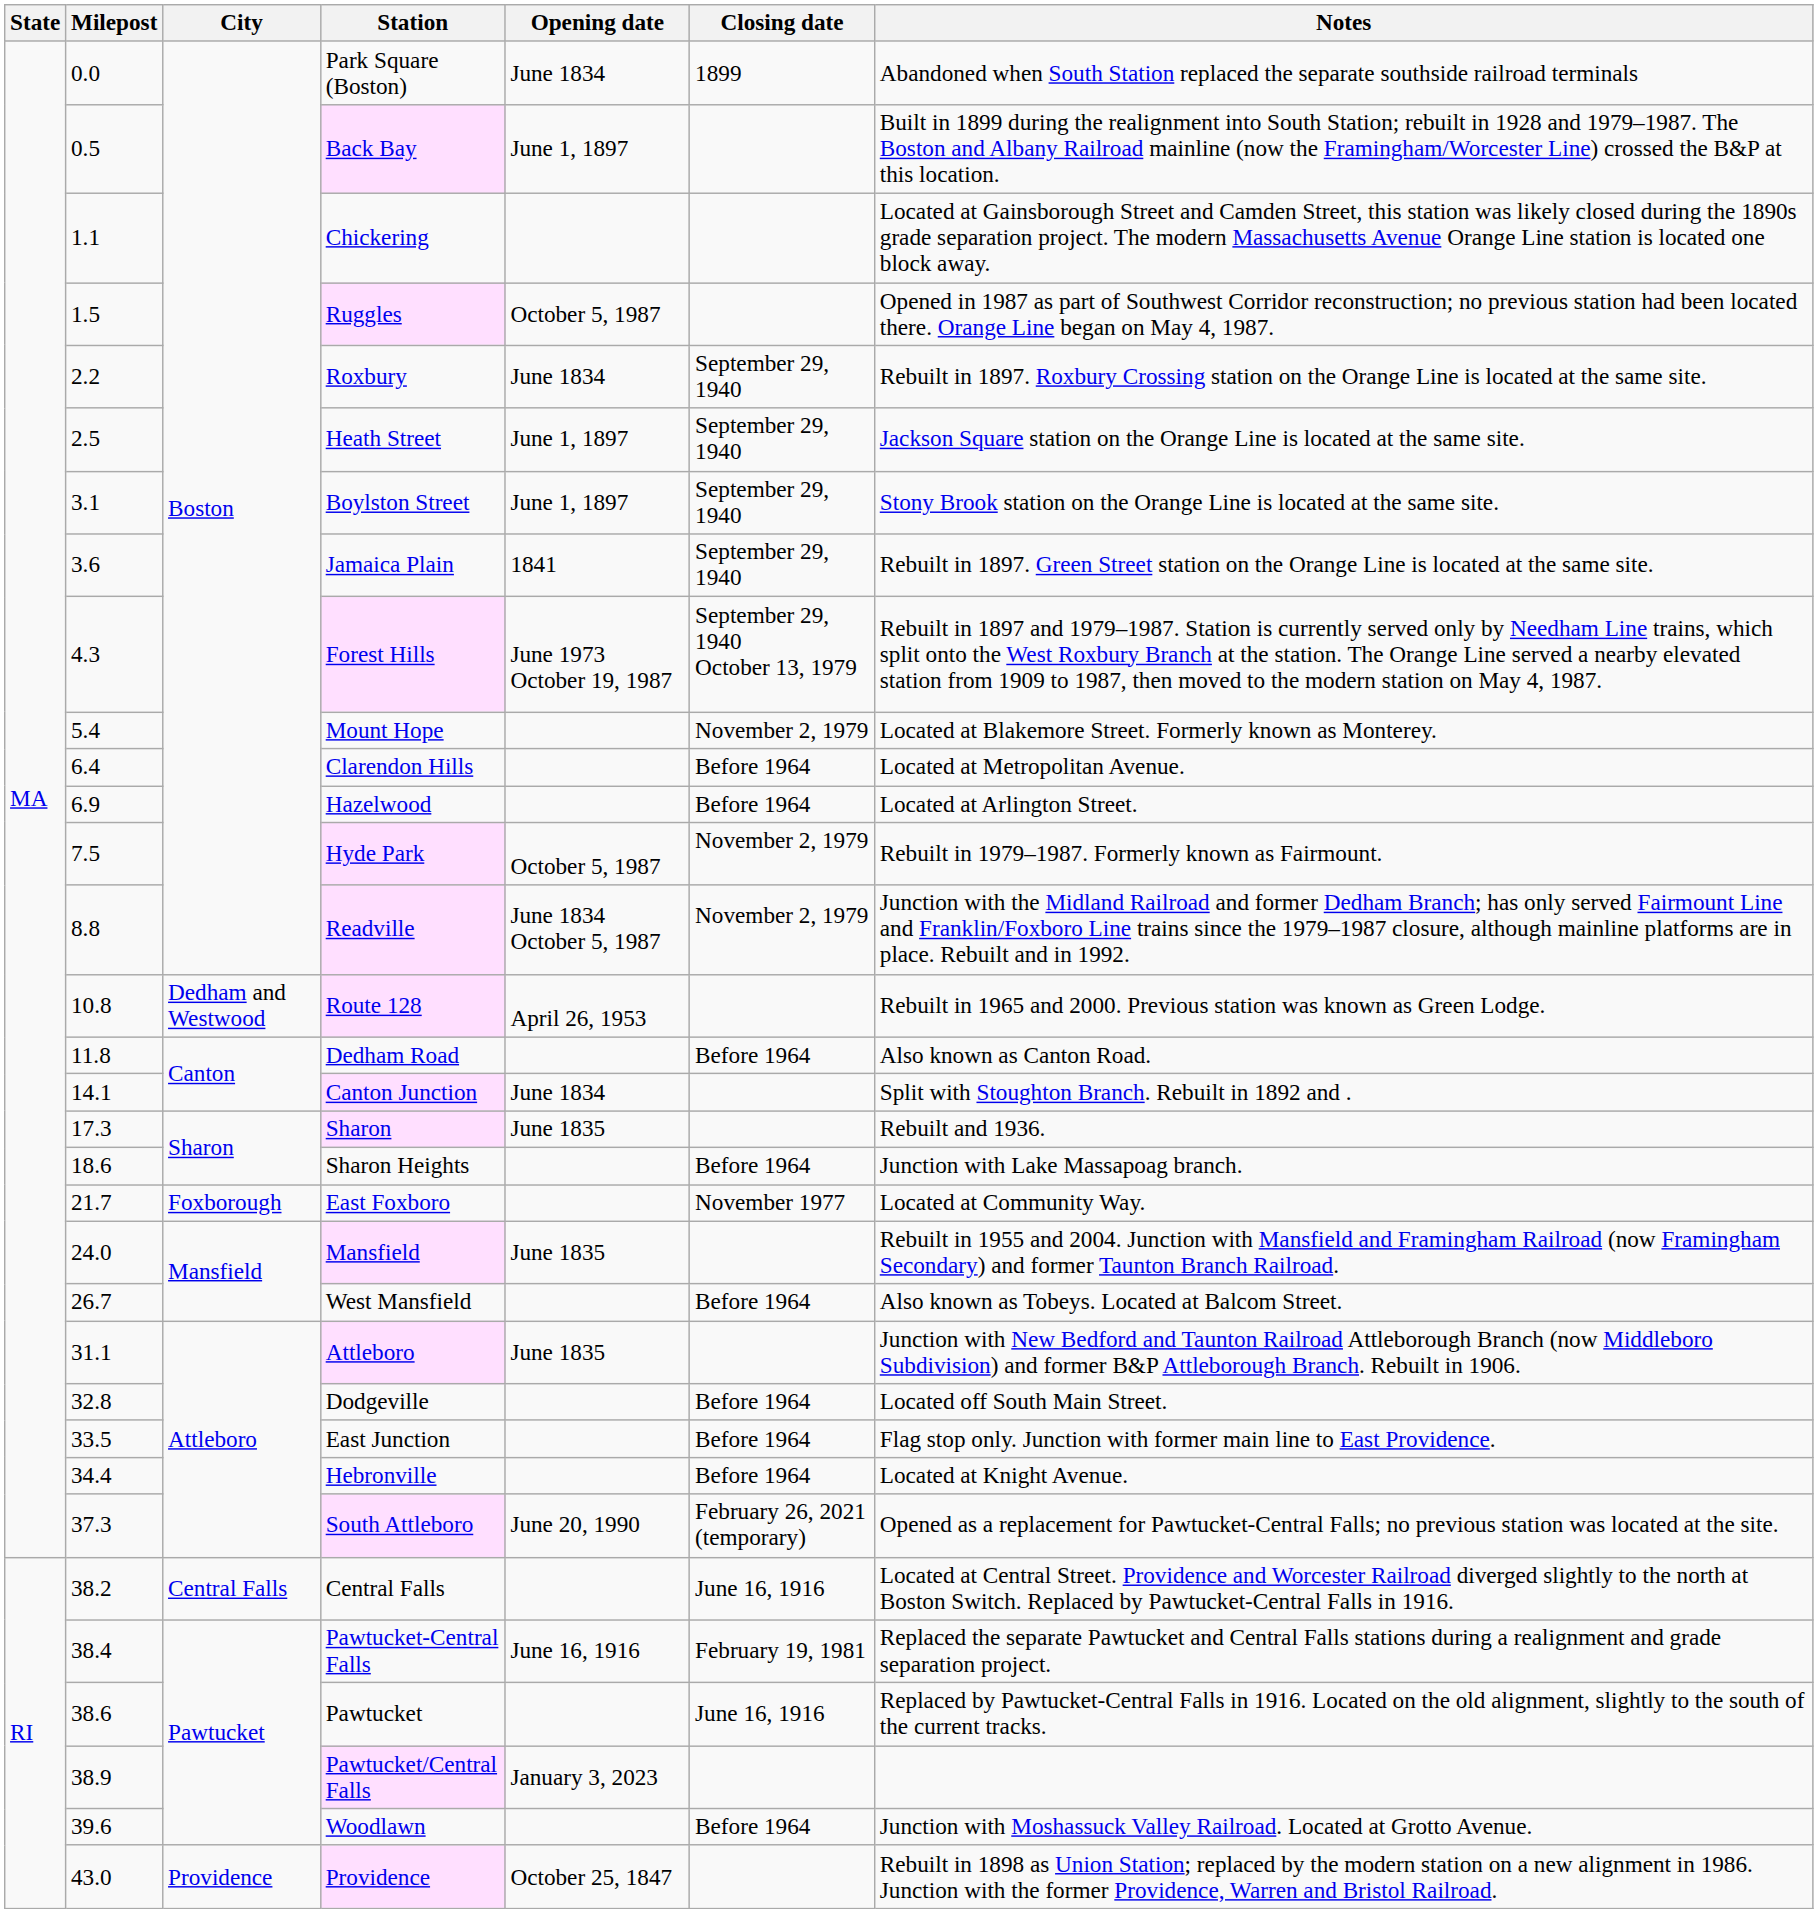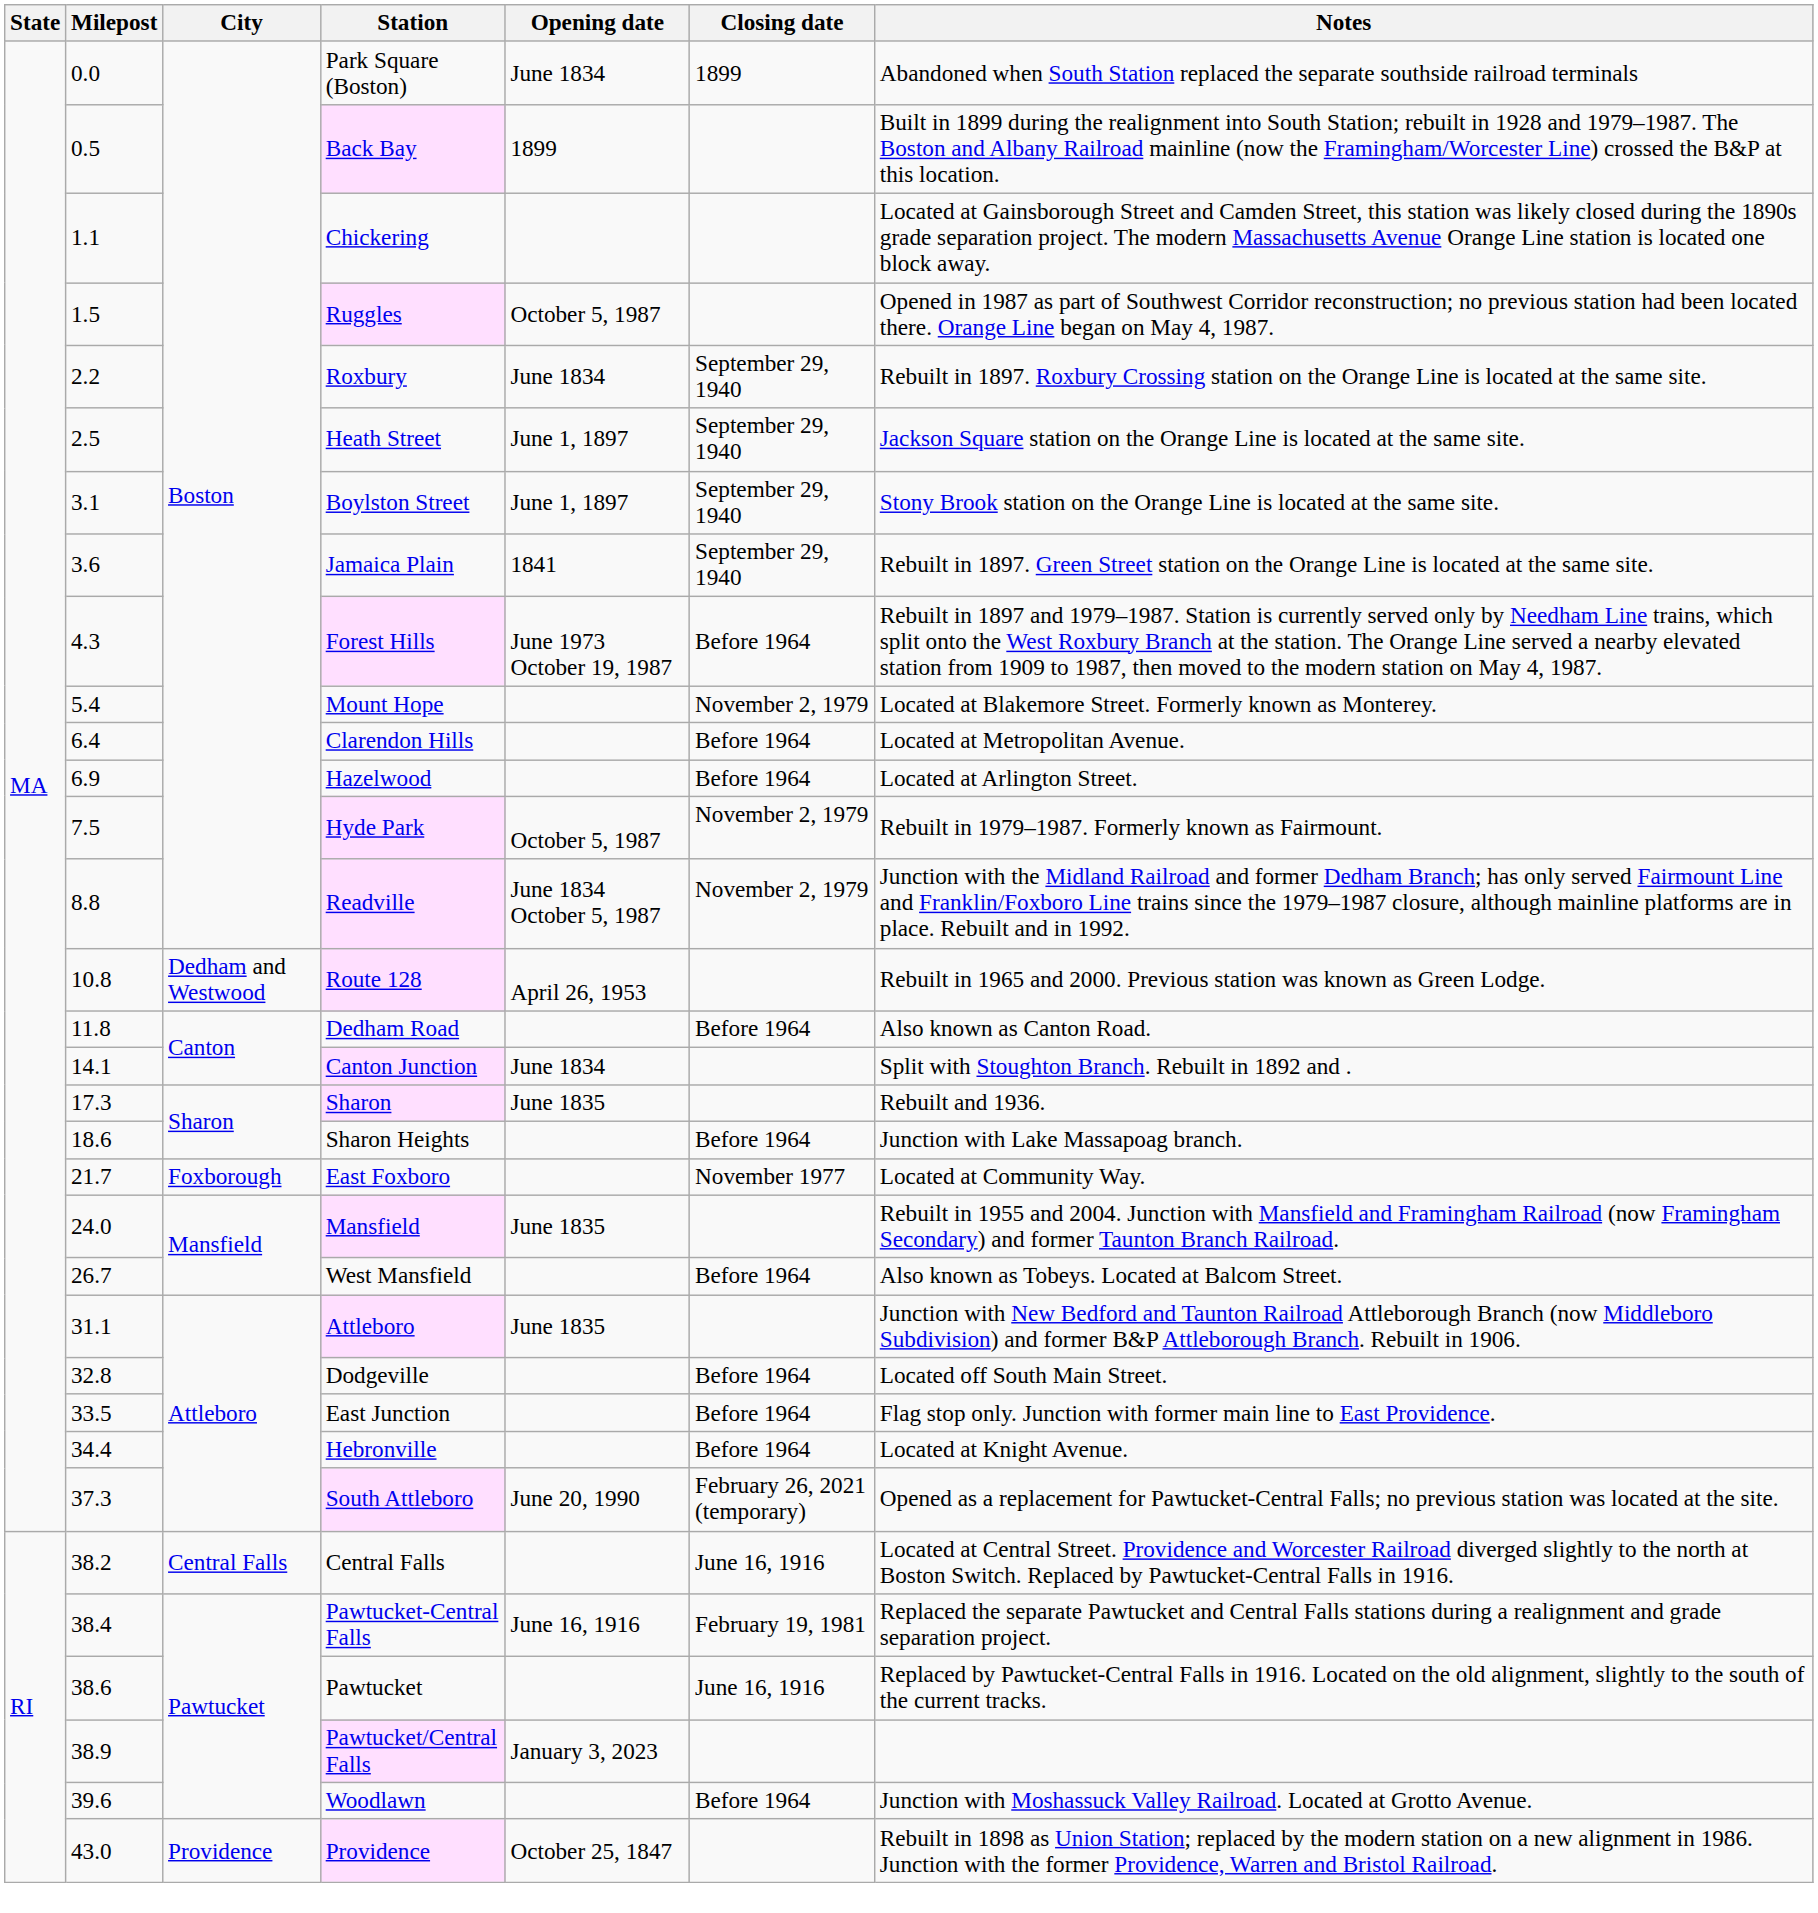(569, 148) June 1, 1897 -> (534, 148) 1899
(776, 654) September 29, 1940 October 13, 1979 -> (753, 641) Before 1964
